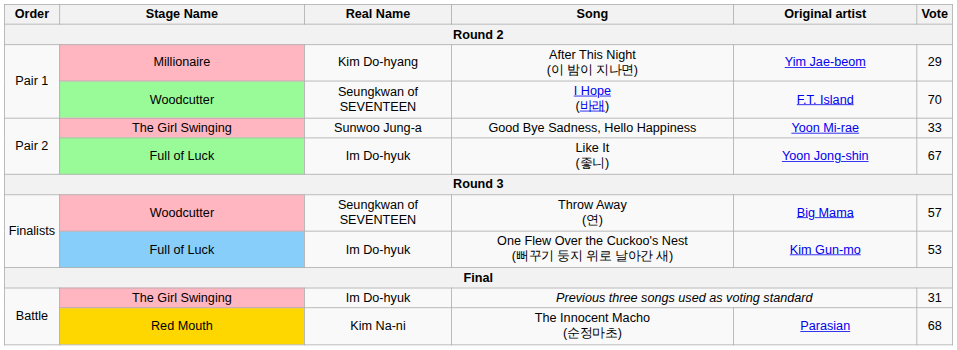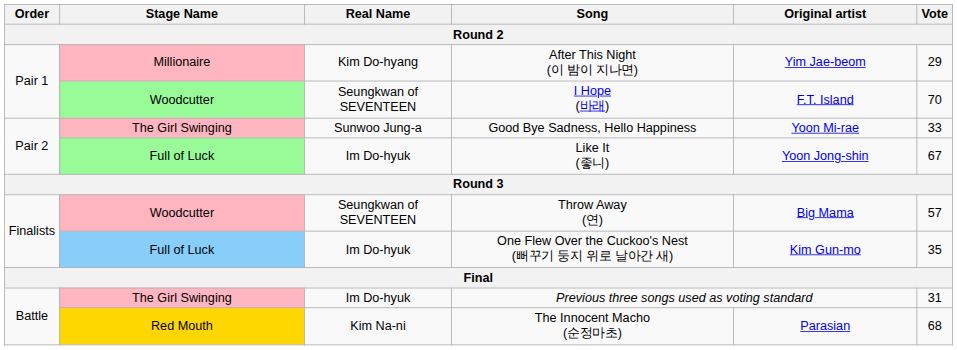(935, 249) 53 -> (935, 249) 35
